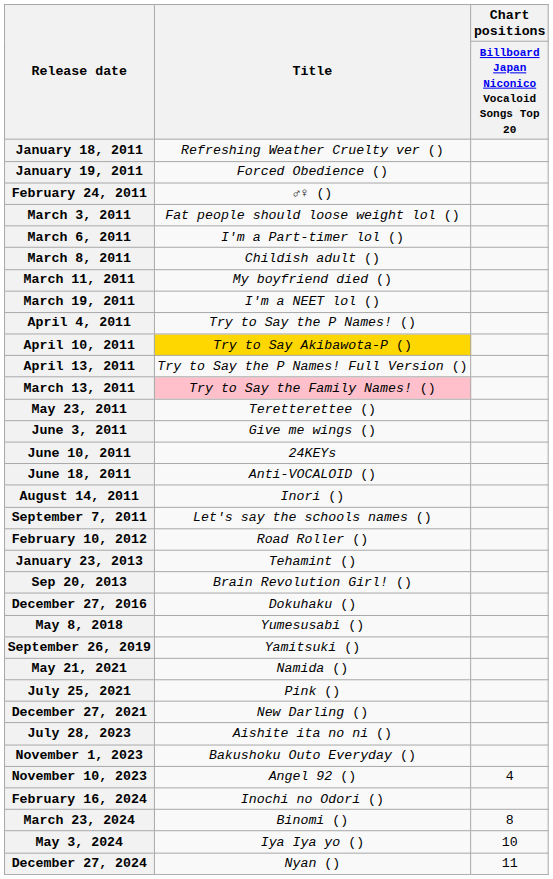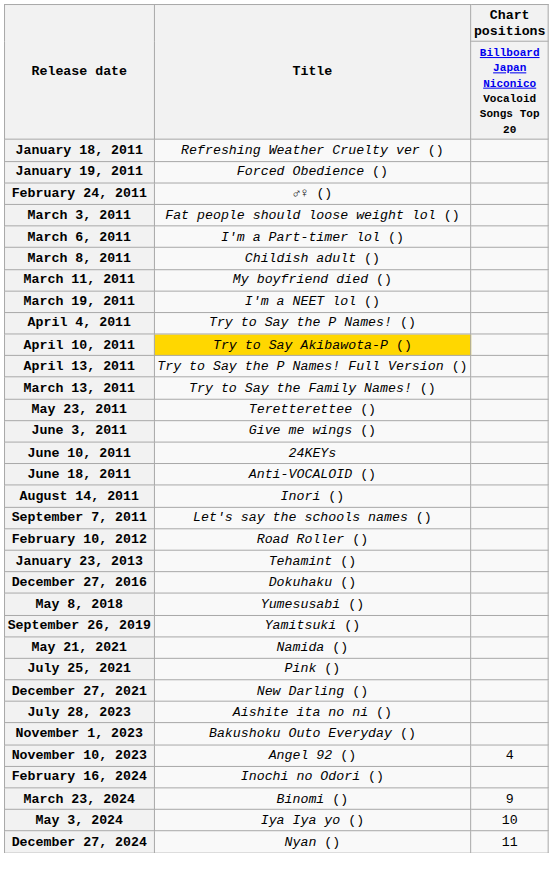(312, 388) pink background -> (312, 388) no background
- row: (79, 583)
(510, 820) 8 -> (510, 799) 9
